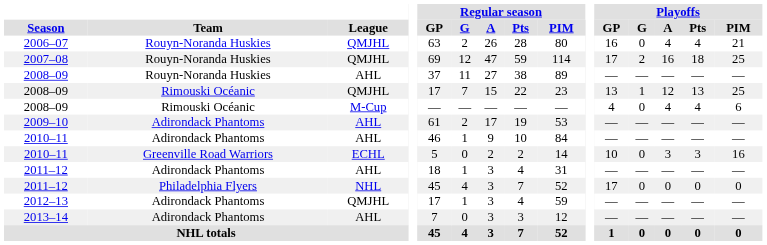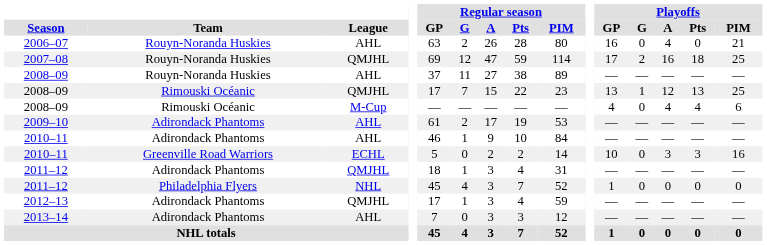(368, 43) QMJHL -> (368, 43) AHL
(698, 43) 4 -> (698, 43) 0
(368, 170) AHL -> (368, 170) QMJHL
(611, 185) 17 -> (611, 185) 1
